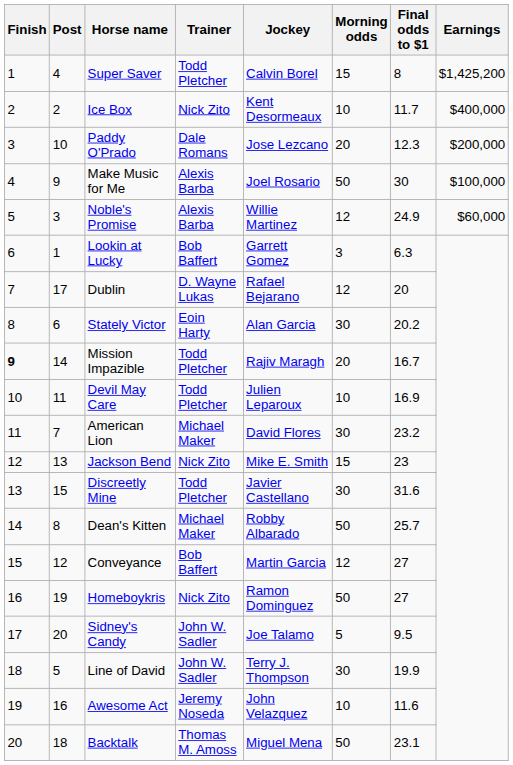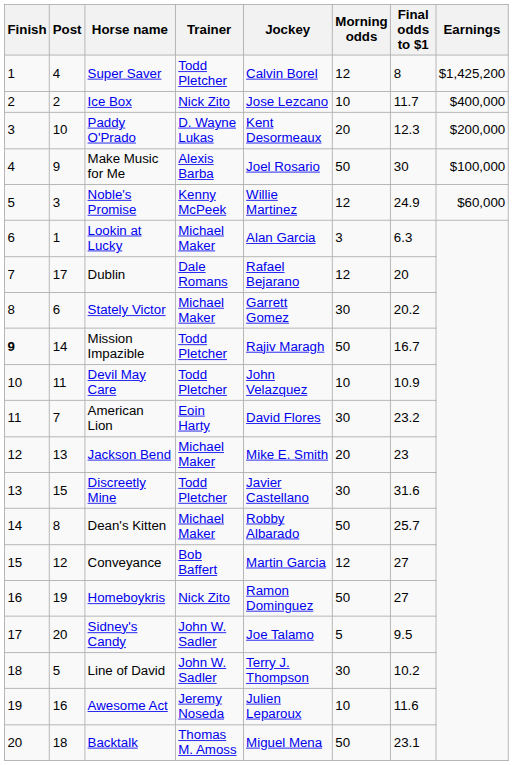(343, 73) 15 -> (343, 73) 12
(284, 109) Kent Desormeaux -> (287, 101) Jose Lezcano
(203, 145) Dale Romans -> (207, 130) D. Wayne Lukas
(287, 145) Jose Lezcano -> (284, 130) Kent Desormeaux
(196, 217) Alexis Barba -> (202, 202) Kenny McPeek
(198, 253) Bob Baffert -> (201, 238) Michael Maker
(268, 253) Garrett Gomez -> (281, 238) Alan Garcia
(207, 289) D. Wayne Lukas -> (203, 274) Dale Romans
(194, 325) Eoin Harty -> (201, 310) Michael Maker
(281, 325) Alan Garcia -> (268, 310) Garrett Gomez
(343, 361) 20 -> (343, 346) 50
(274, 397) Julien Leparoux -> (277, 382) John Velazquez
(407, 397) 16.9 -> (407, 382) 10.9
(201, 433) Michael Maker -> (194, 418) Eoin Harty
(204, 461) Nick Zito -> (201, 454) Michael Maker
(343, 461) 15 -> (343, 454) 20
(407, 670) 19.9 -> (407, 670) 10.2
(277, 706) John Velazquez -> (274, 706) Julien Leparoux
